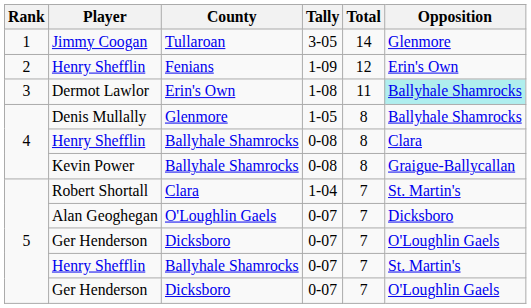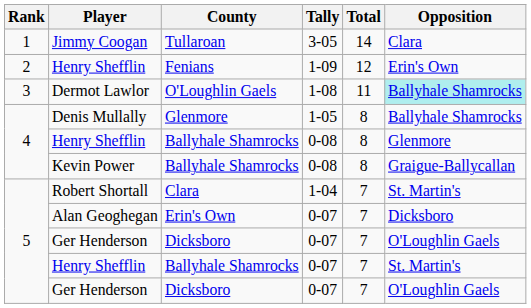(419, 41) Glenmore -> (405, 41) Clara
(200, 91) Erin's Own -> (221, 91) O'Loughlin Gaels
(405, 141) Clara -> (419, 141) Glenmore
(221, 215) O'Loughlin Gaels -> (200, 215) Erin's Own
